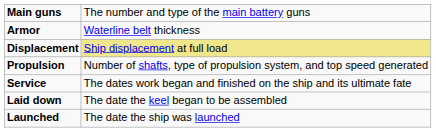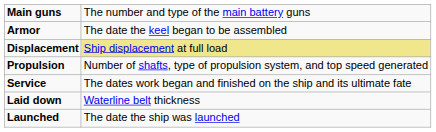(142, 30) Waterline belt thickness -> (185, 30) The date the keel began to be assembled
(185, 100) The date the keel began to be assembled -> (142, 100) Waterline belt thickness
